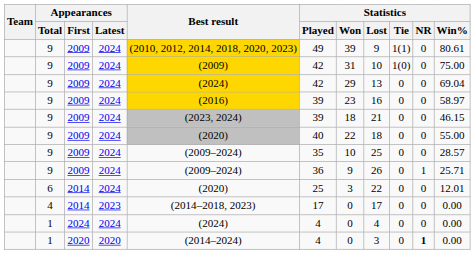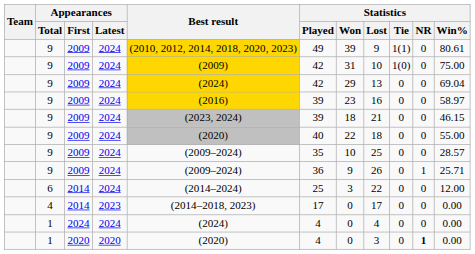(213, 188) (2020) -> (213, 188) (2014–2024)
(452, 188) 12.01 -> (452, 188) 12.00
(213, 240) (2014–2024) -> (213, 240) (2020)
